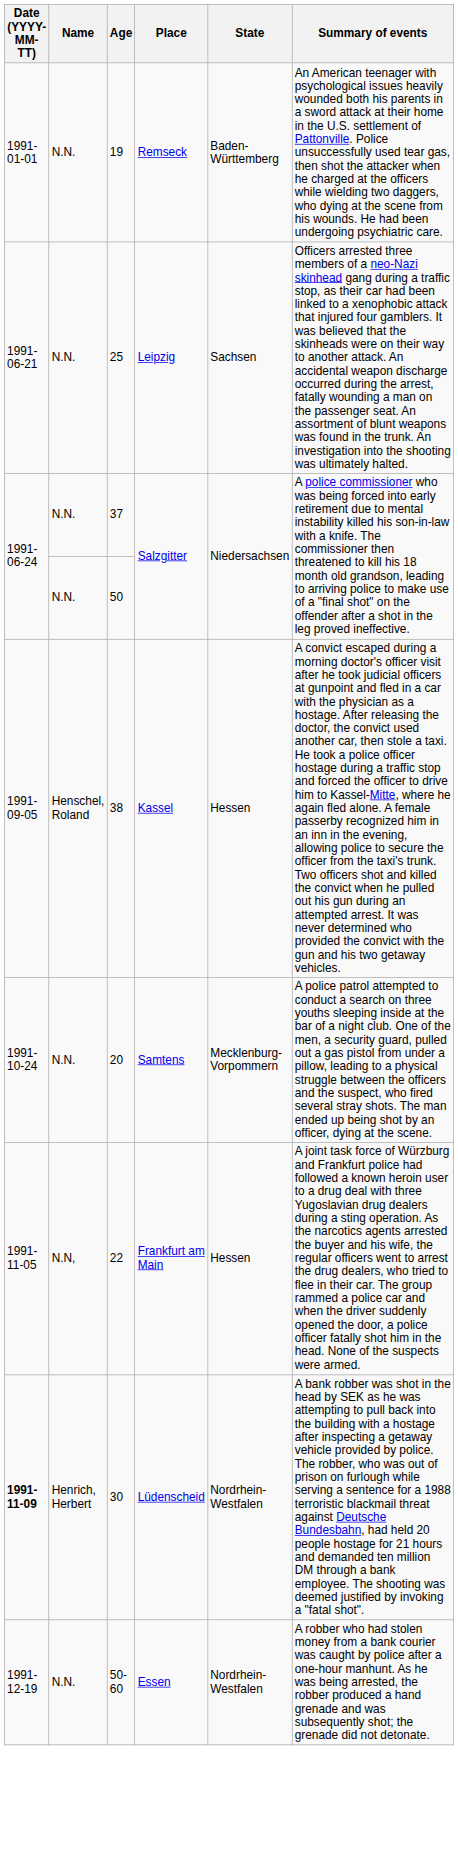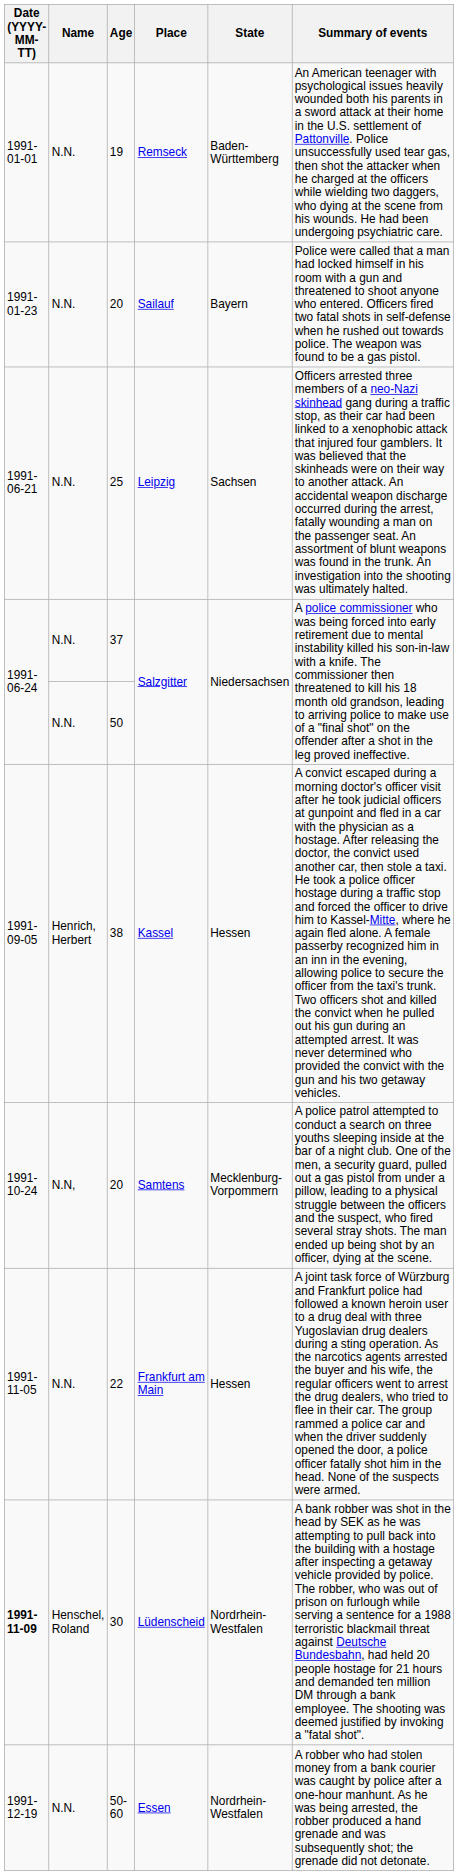+ row: (116, 304)
(78, 808) Henschel, Roland -> (74, 933) Henrich, Herbert
(64, 1060) N.N. -> (64, 1185) N.N,
(64, 1258) N.N, -> (64, 1384) N.N.
(74, 1497) Henrich, Herbert -> (78, 1622) Henschel, Roland
